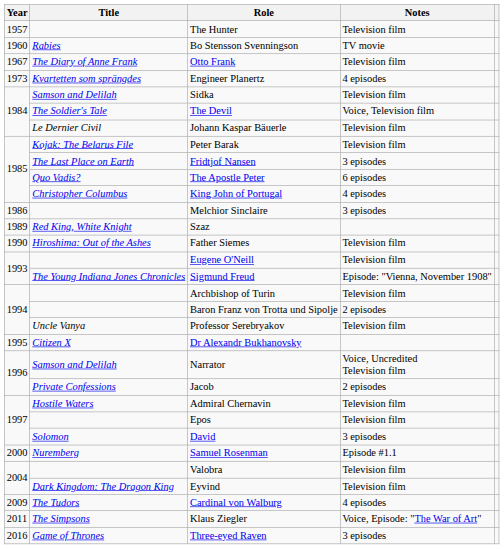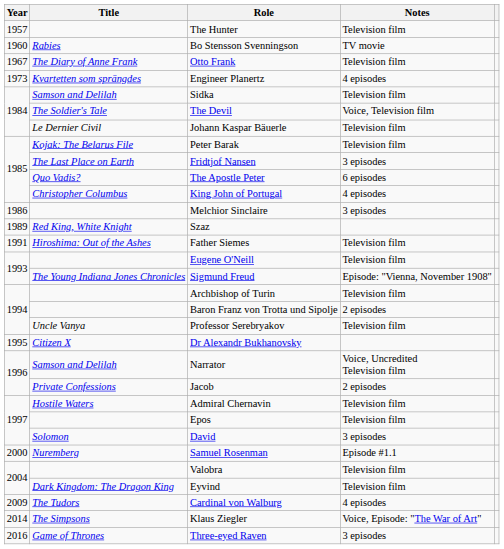(17, 243) 1990 -> (17, 243) 1991
(17, 519) 2011 -> (17, 519) 2014
